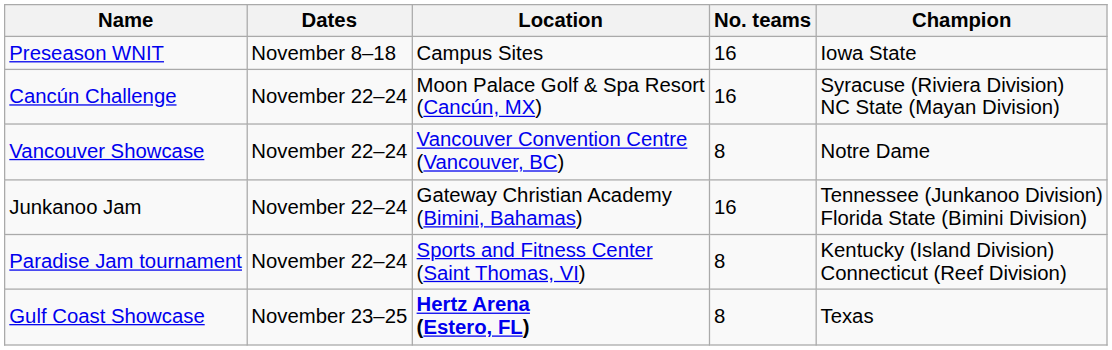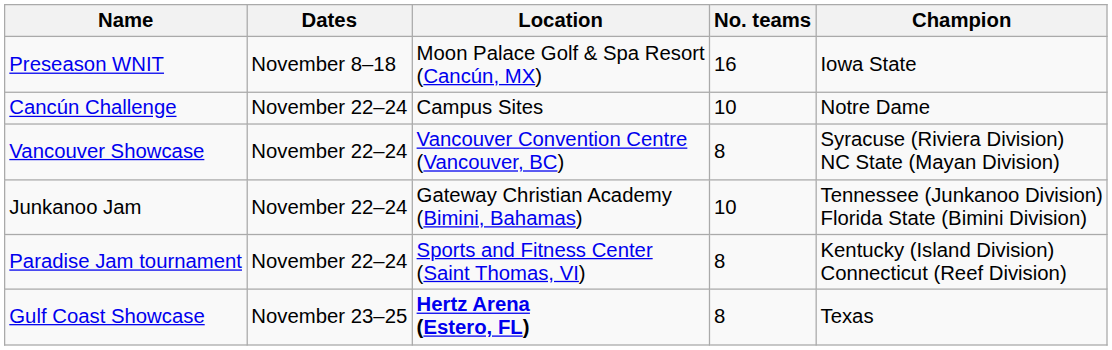(480, 52) Campus Sites -> (561, 64) Moon Palace Golf & Spa Resort (Cancún, MX)
(561, 96) Moon Palace Golf & Spa Resort (Cancún, MX) -> (480, 107) Campus Sites
(725, 96) 16 -> (725, 107) 10
(942, 96) Syracuse (Riviera Division) NC State (Mayan Division) -> (875, 107) Notre Dame
(875, 151) Notre Dame -> (942, 151) Syracuse (Riviera Division) NC State (Mayan Division)
(725, 206) 16 -> (725, 206) 10
